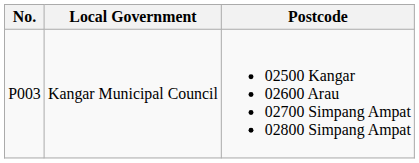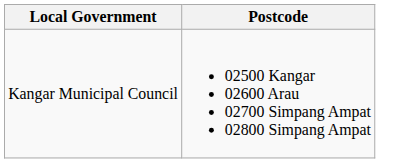- column: (24, 17)
